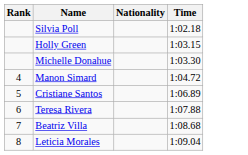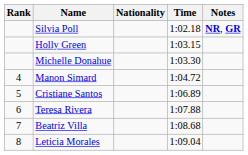+ column: (223, 12)
